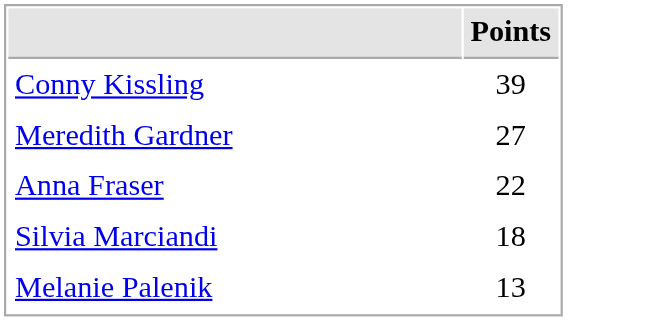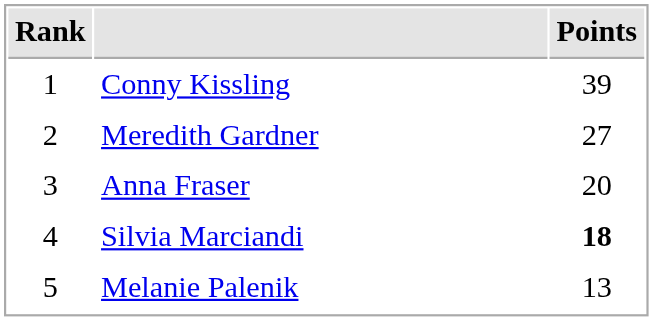+ column: (50, 32)
(511, 186) 22 -> (597, 186) 20
(511, 236) normal -> (597, 236) bold
